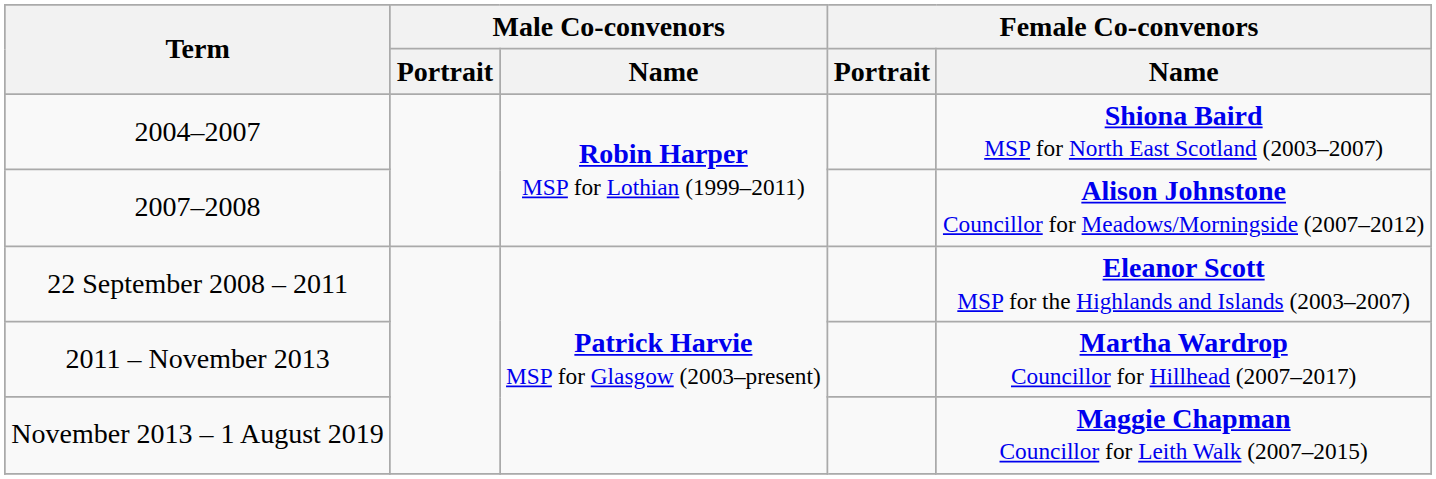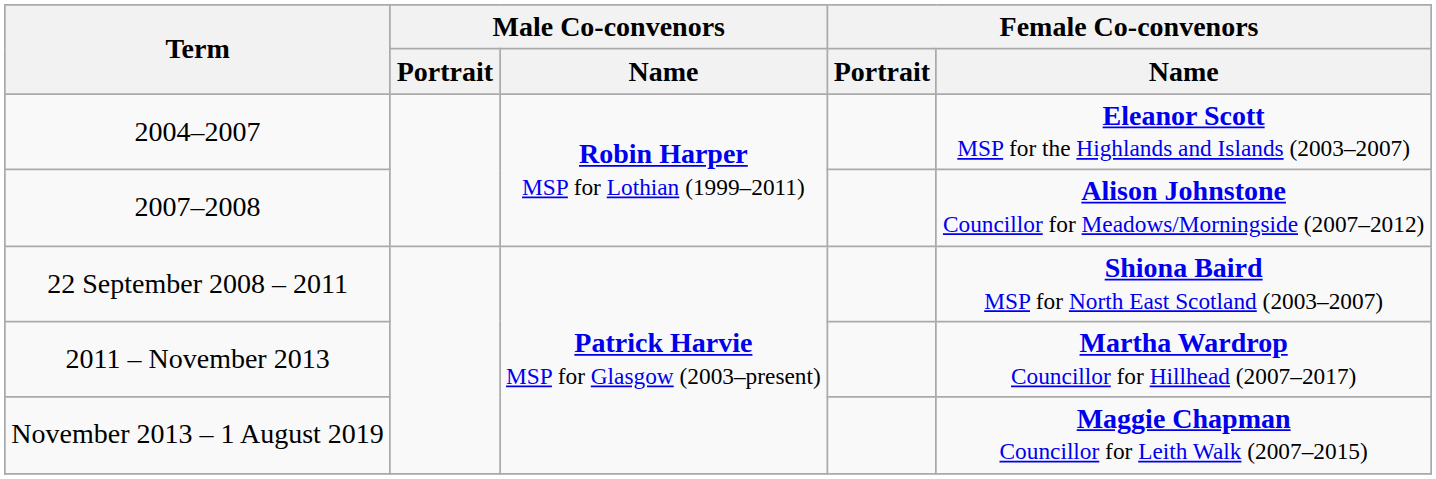(1184, 131) Shiona Baird MSP for North East Scotland (2003–2007) -> (1184, 131) Eleanor Scott MSP for the Highlands and Islands (2003–2007)
(1184, 283) Eleanor Scott MSP for the Highlands and Islands (2003–2007) -> (1184, 283) Shiona Baird MSP for North East Scotland (2003–2007)
